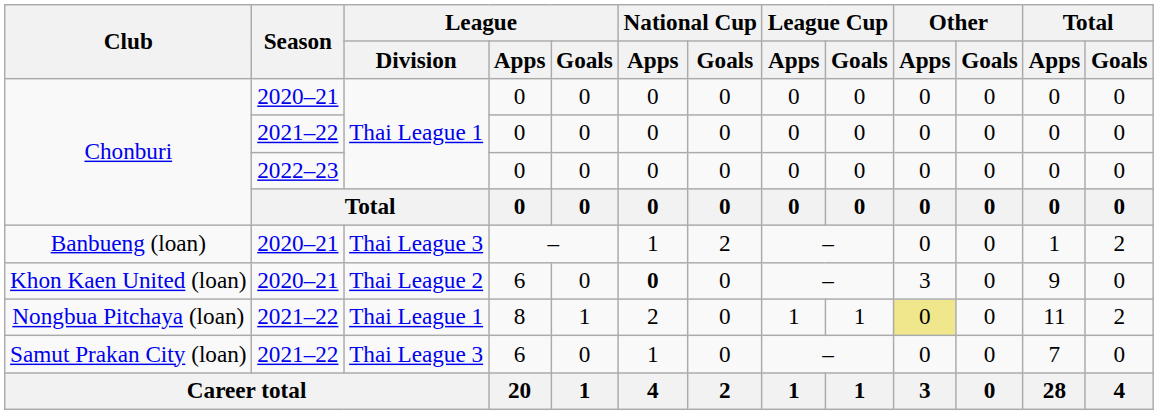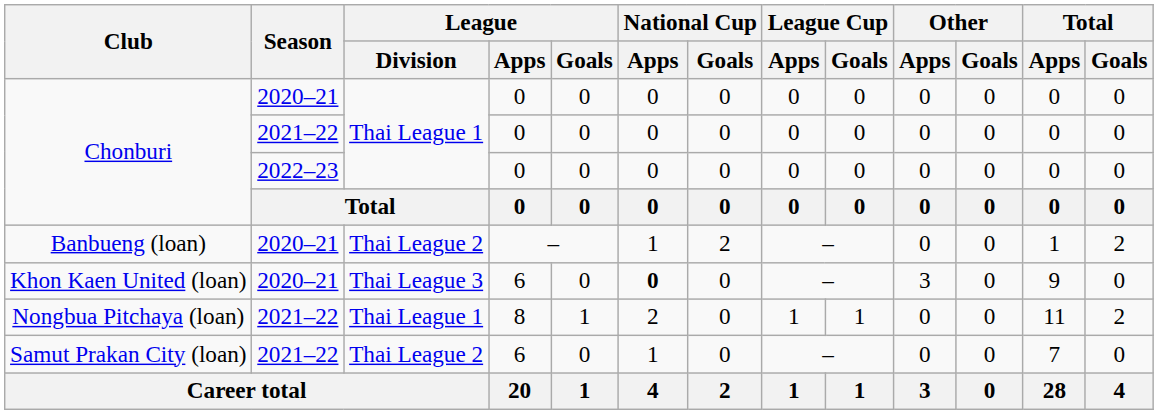(416, 243) Thai League 3 -> (416, 243) Thai League 2
(416, 280) Thai League 2 -> (416, 280) Thai League 3
(925, 317) khaki background -> (925, 317) no background
(416, 354) Thai League 3 -> (416, 354) Thai League 2
